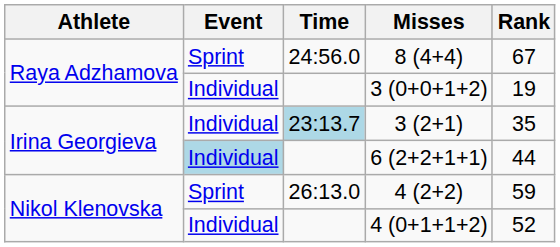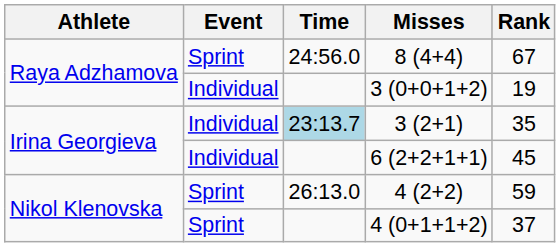(233, 158) lightblue background -> (233, 158) no background
(524, 158) 44 -> (524, 158) 45
(233, 225) Individual -> (216, 225) Sprint
(524, 225) 52 -> (524, 225) 37
